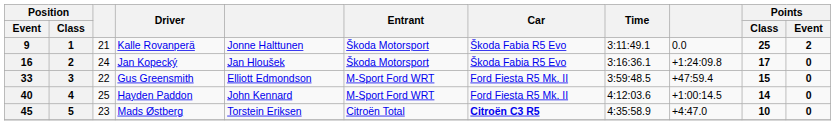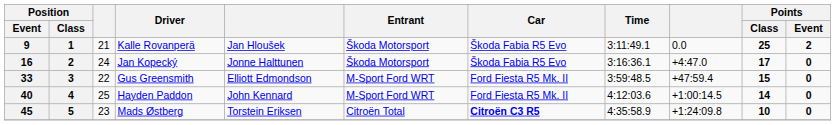(265, 45) Jonne Halttunen -> (256, 45) Jan Hloušek
(256, 62) Jan Hloušek -> (265, 62) Jonne Halttunen
(697, 62) +1:24:09.8 -> (690, 62) +4:47.0
(690, 111) +4:47.0 -> (697, 111) +1:24:09.8
